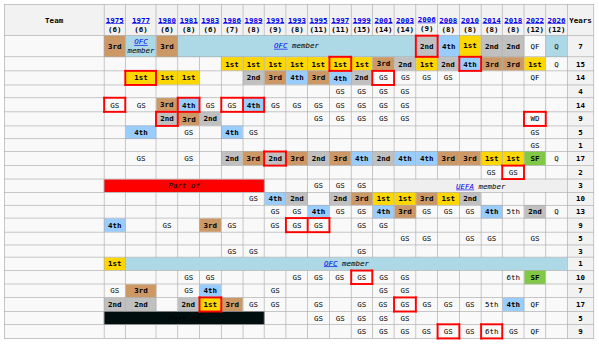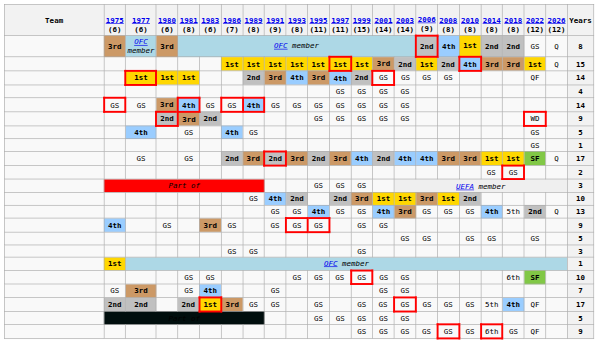(535, 46) QF -> (535, 46) GS
(557, 46) lightblue background -> (557, 46) no background
(580, 46) 7 -> (580, 46) 8
